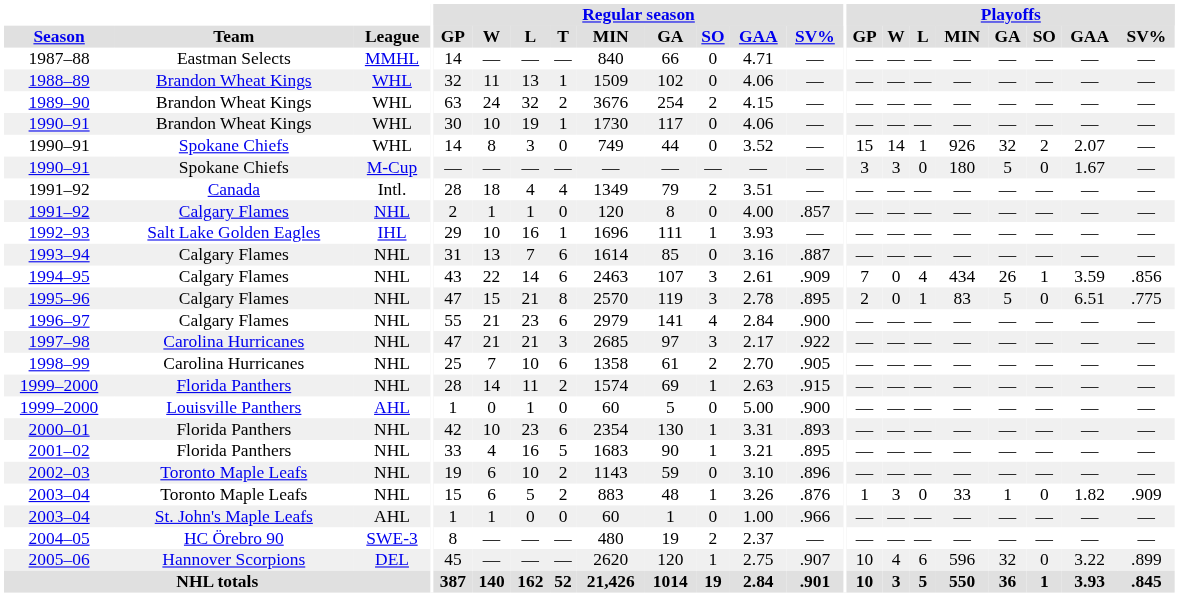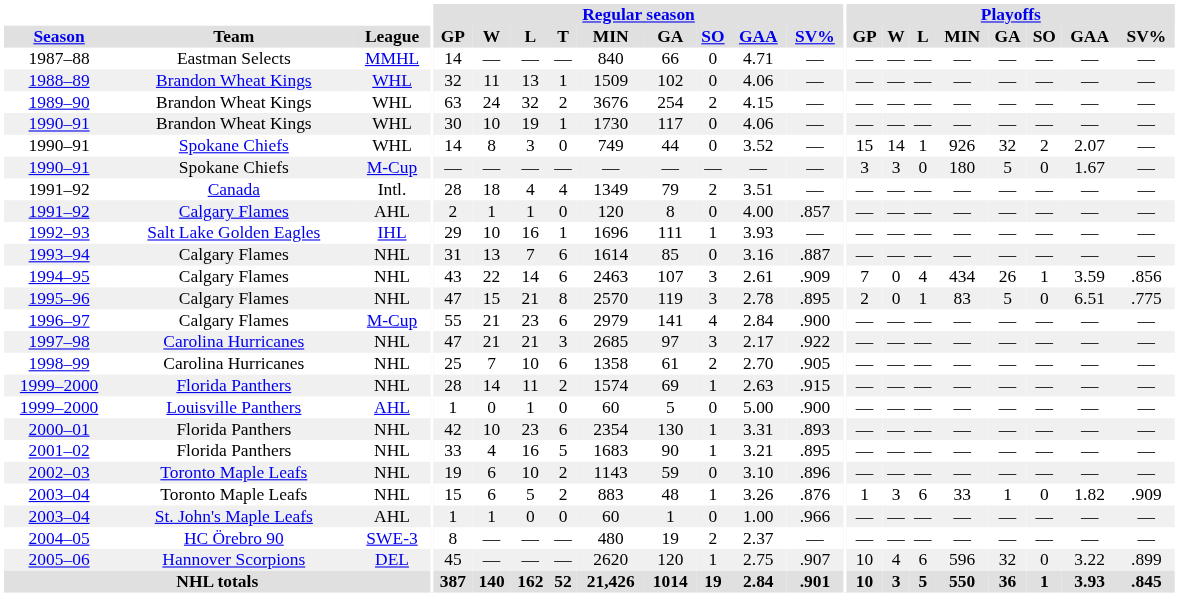(392, 211) NHL -> (392, 211) AHL
(392, 320) NHL -> (392, 320) M-Cup
(923, 494) 0 -> (923, 494) 6
